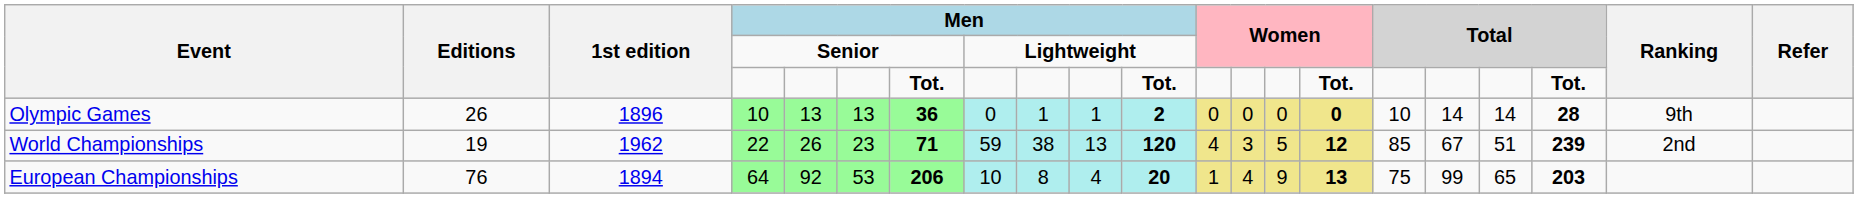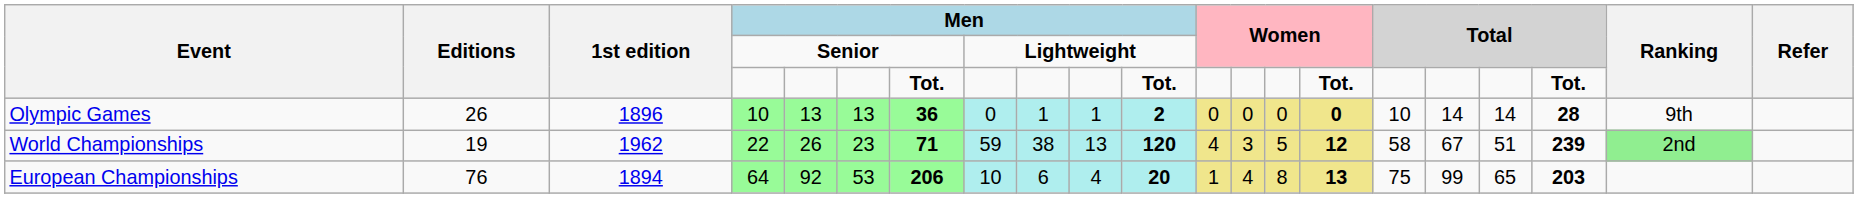(1400, 145) 85 -> (1400, 145) 58
(1679, 145) no background -> (1679, 145) lightgreen background
(1043, 176) 8 -> (1043, 176) 6
(1282, 176) 9 -> (1282, 176) 8
